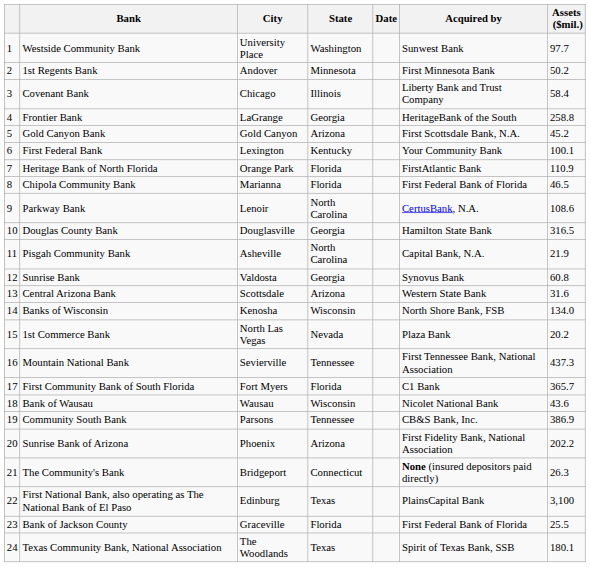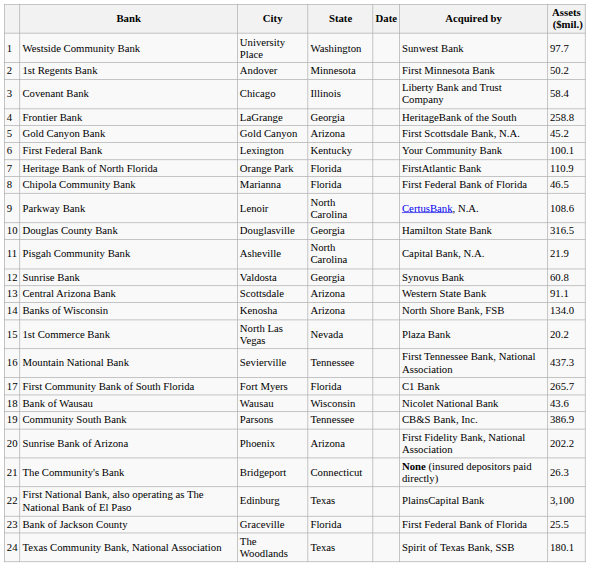(559, 294) 31.6 -> (559, 294) 91.1
(333, 311) Wisconsin -> (328, 311) Arizona
(562, 386) 365.7 -> (562, 386) 265.7
